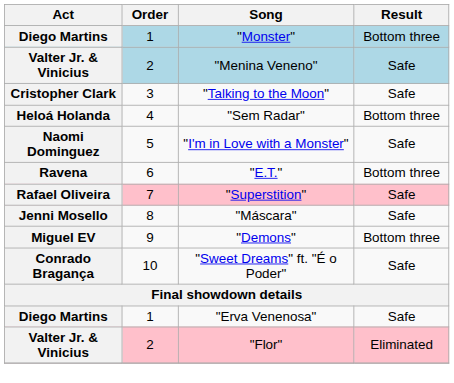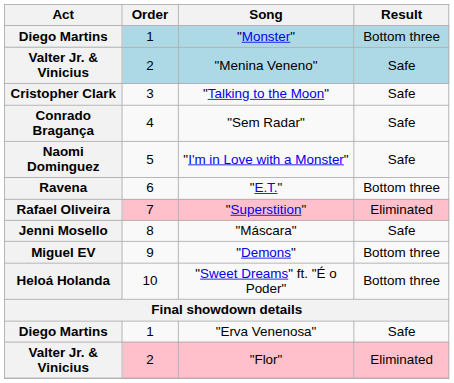(63, 115) Heloá Holanda -> (63, 123) Conrado Bragança
(402, 115) Bottom three -> (402, 123) Safe
(402, 194) Safe -> (402, 209) Eliminated
(63, 266) Conrado Bragança -> (63, 281) Heloá Holanda
(402, 266) Safe -> (402, 281) Bottom three
